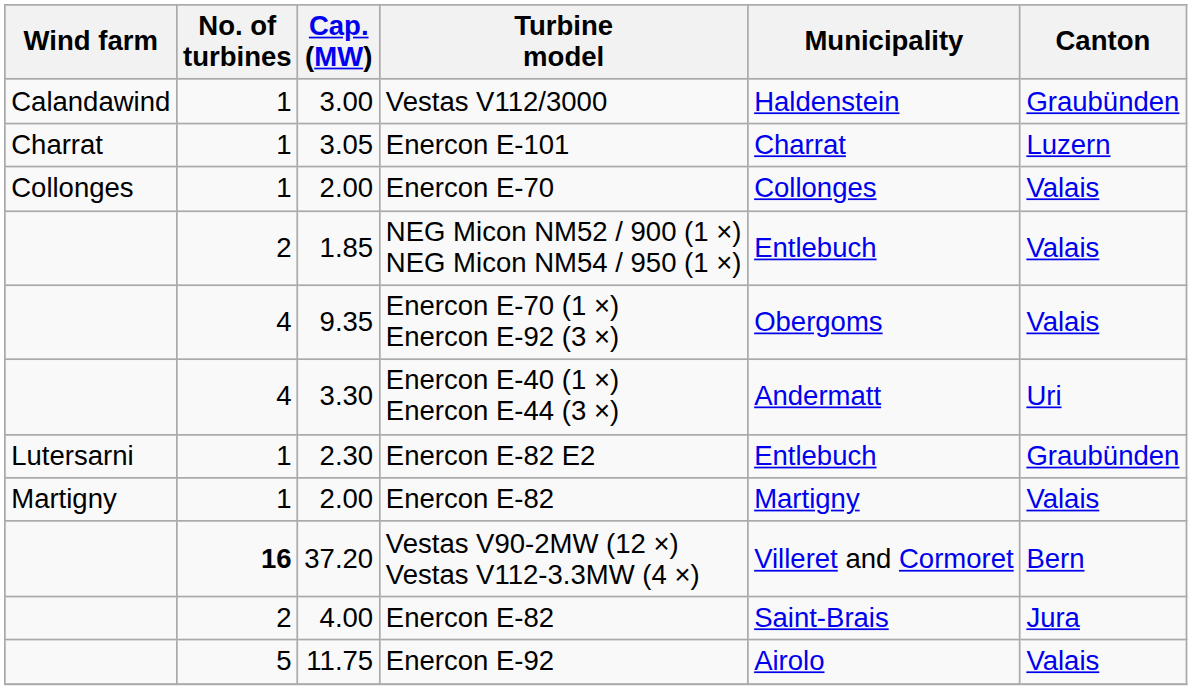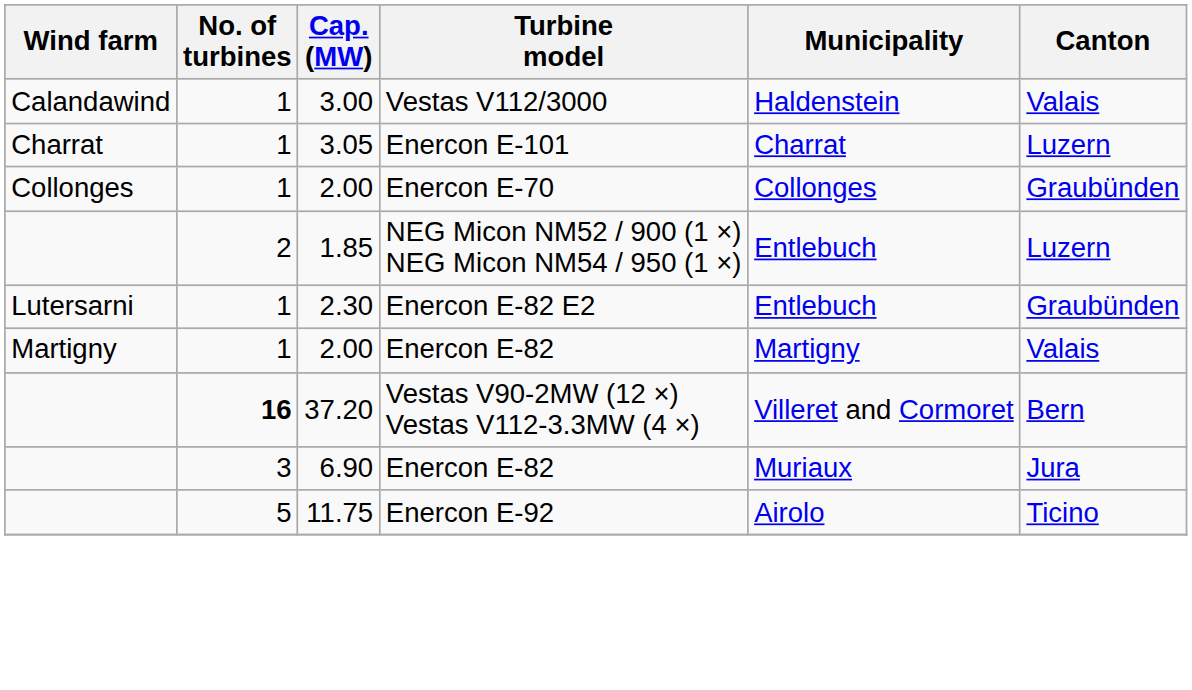(1103, 100) Graubünden -> (1063, 100) Valais
(1063, 188) Valais -> (1103, 188) Graubünden
(1063, 247) Valais -> (1068, 247) Luzern
- row: (346, 321)
- row: (346, 396)
+ row: (346, 468)
- row: (346, 617)
(1063, 661) Valais -> (1063, 512) Ticino
